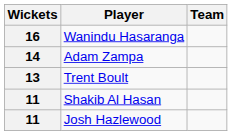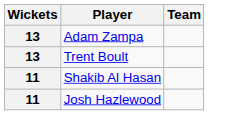- row: (124, 36)
(33, 57) 14 -> (33, 36) 13
